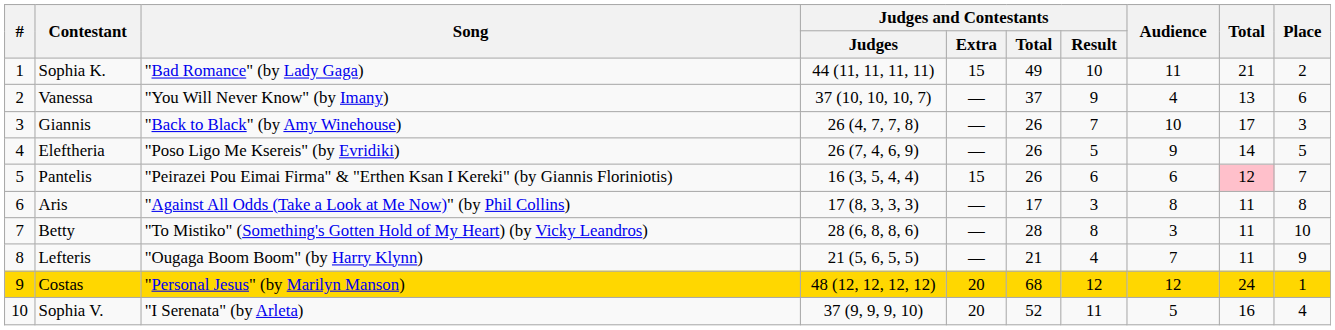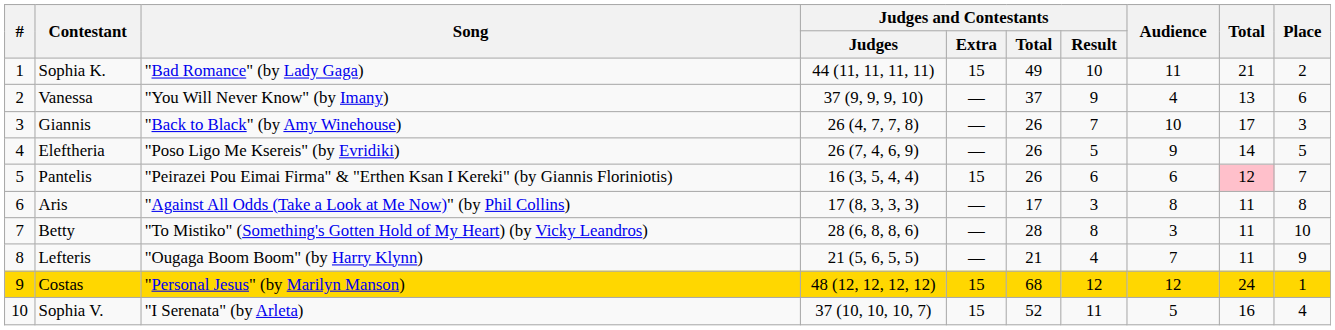(873, 97) 37 (10, 10, 10, 7) -> (873, 97) 37 (9, 9, 9, 10)
(976, 284) 20 -> (976, 284) 15
(873, 310) 37 (9, 9, 9, 10) -> (873, 310) 37 (10, 10, 10, 7)
(976, 310) 20 -> (976, 310) 15
